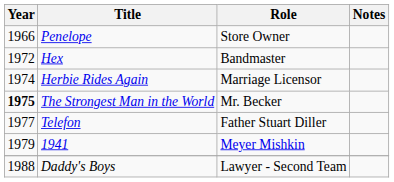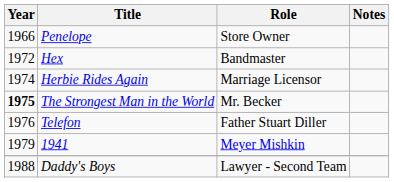(21, 123) 1977 -> (21, 123) 1976
